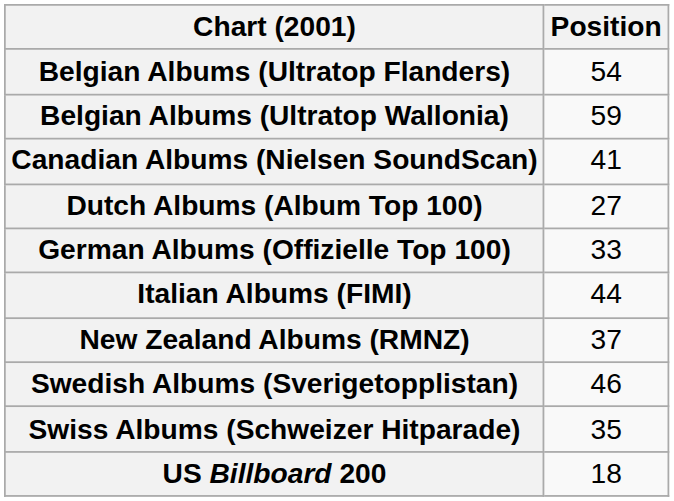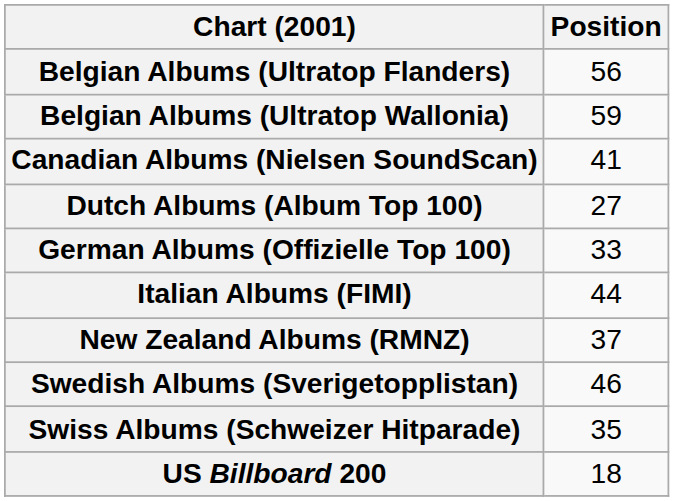(606, 71) 54 -> (606, 71) 56
